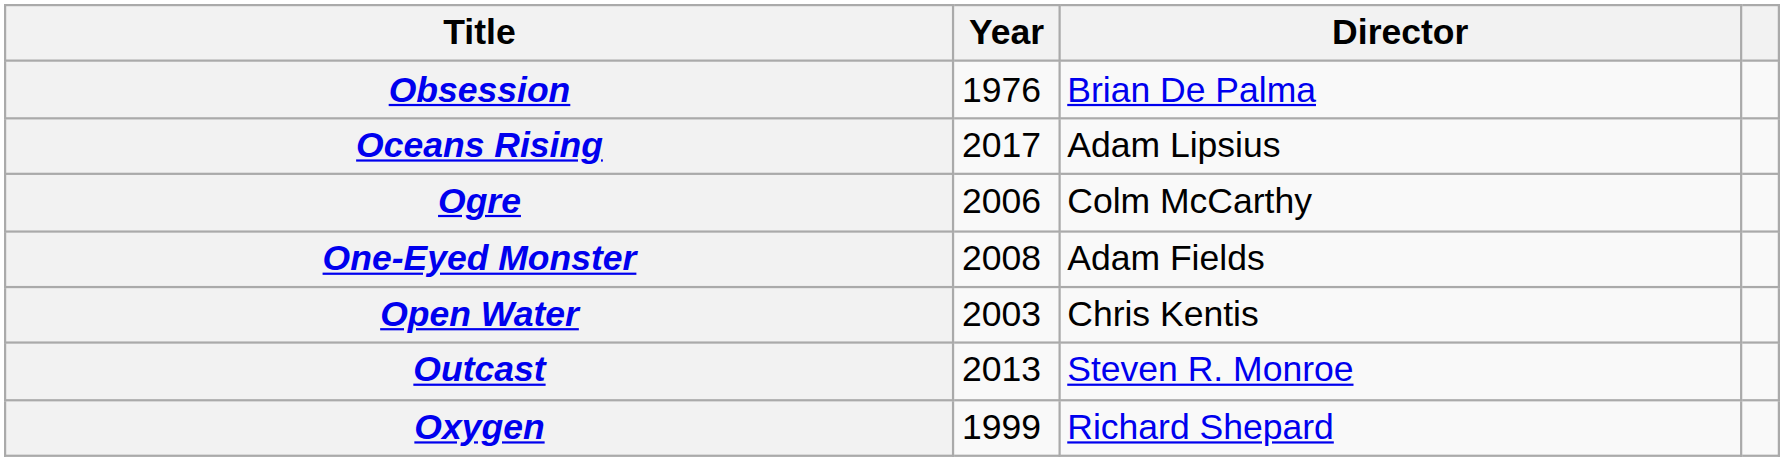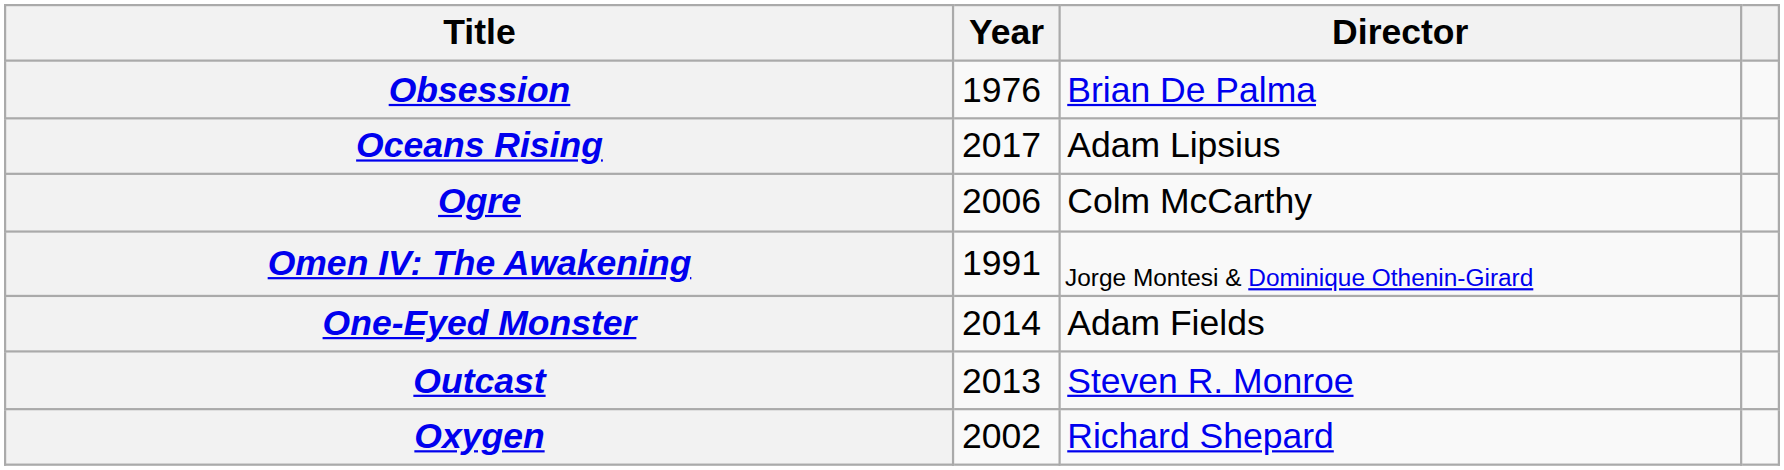+ row: (479, 262)
(1002, 257) 2008 -> (1002, 323) 2014
- row: (479, 314)
(1002, 426) 1999 -> (1002, 436) 2002
